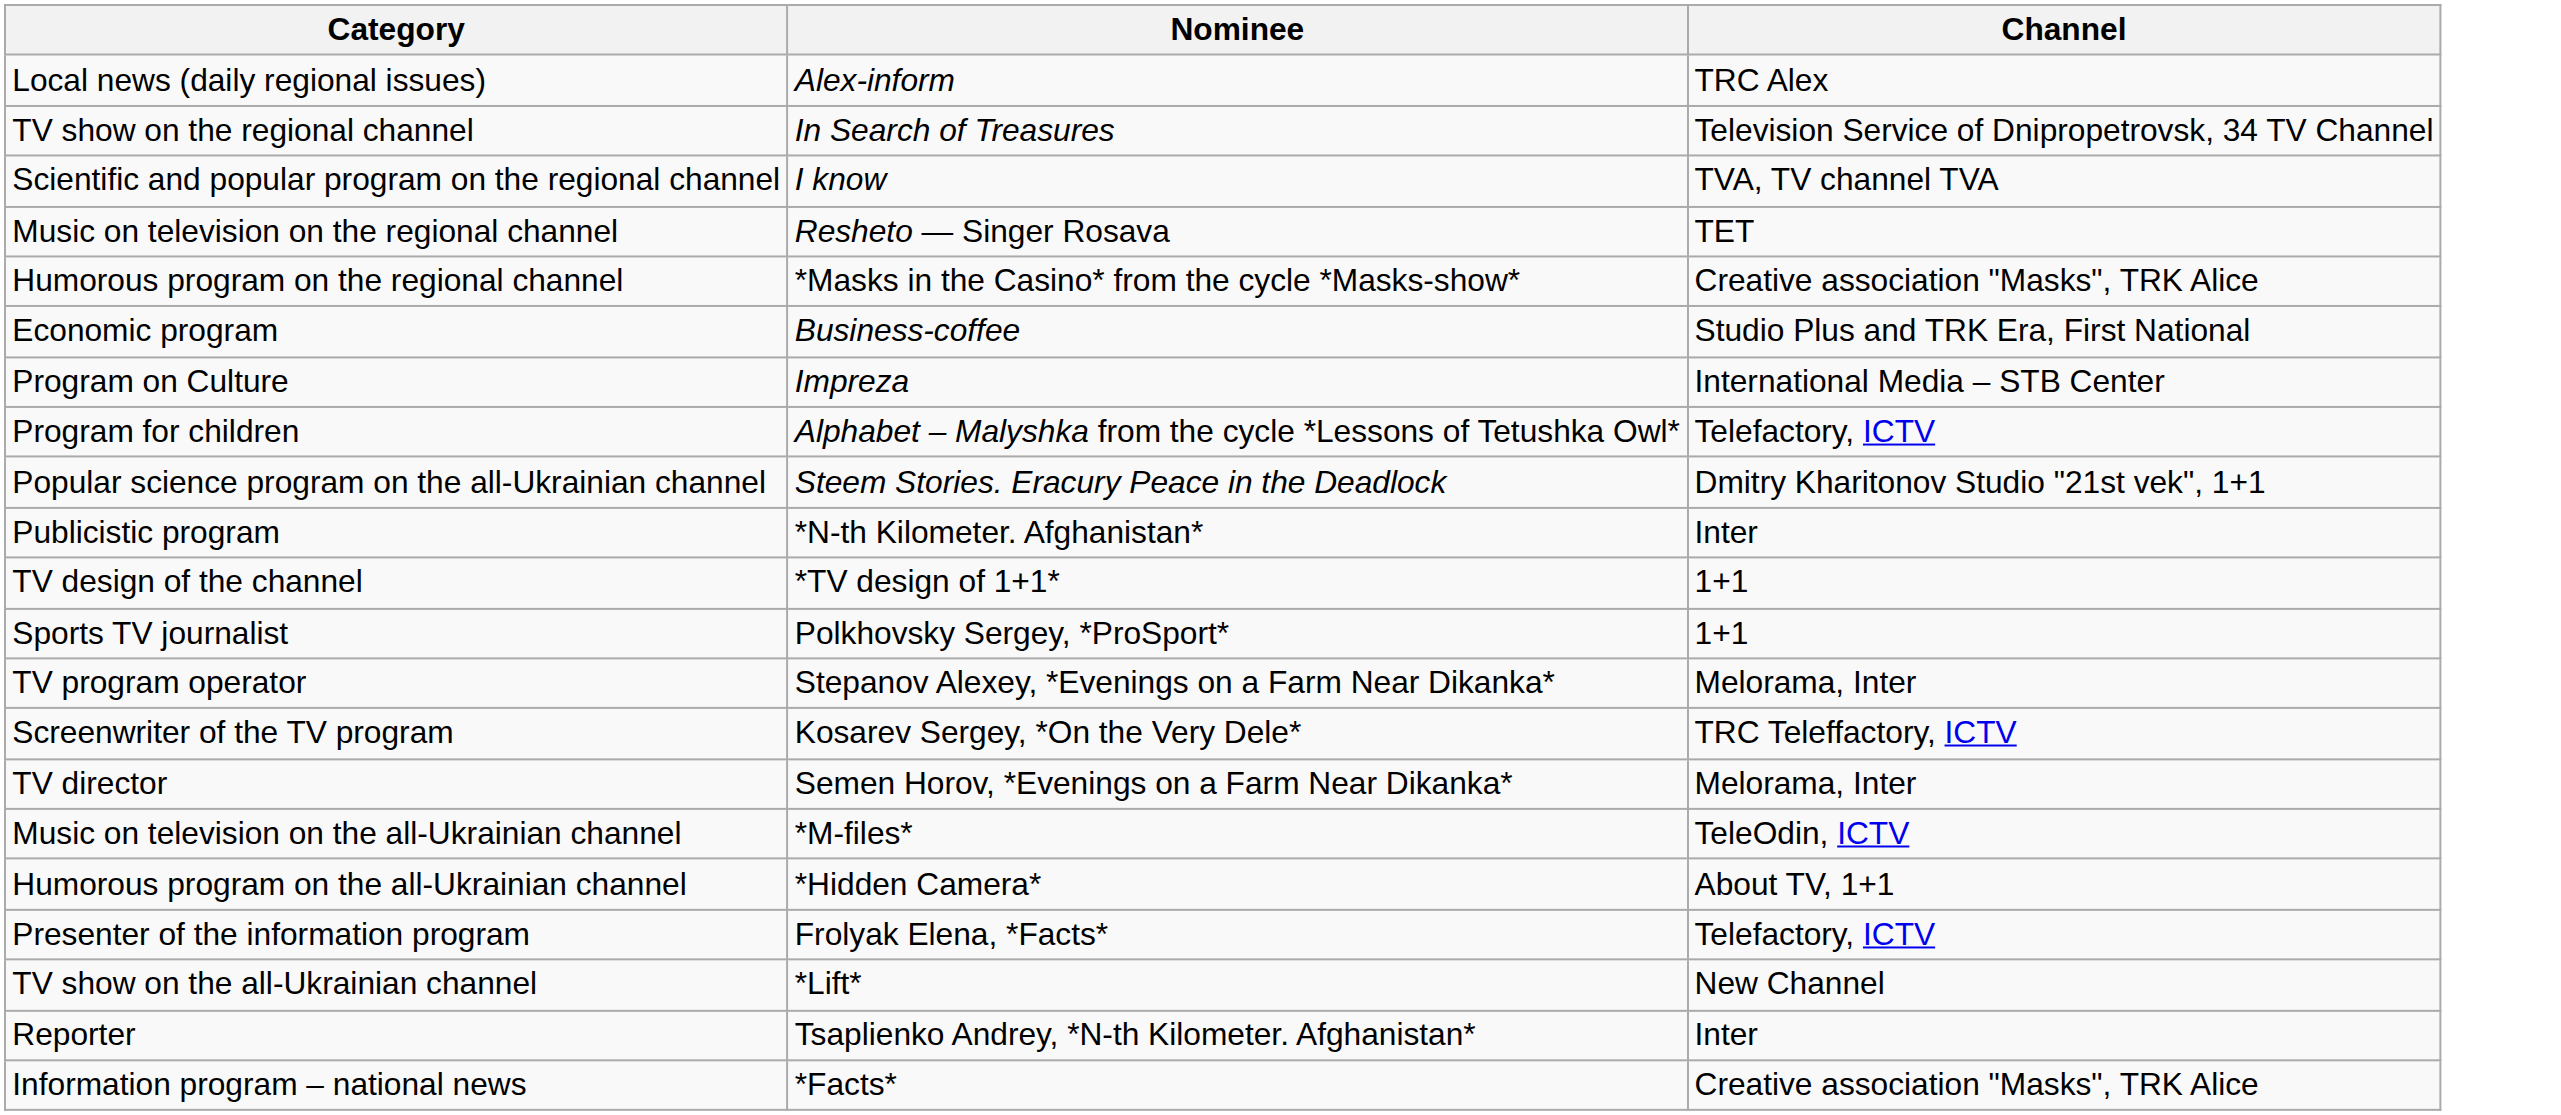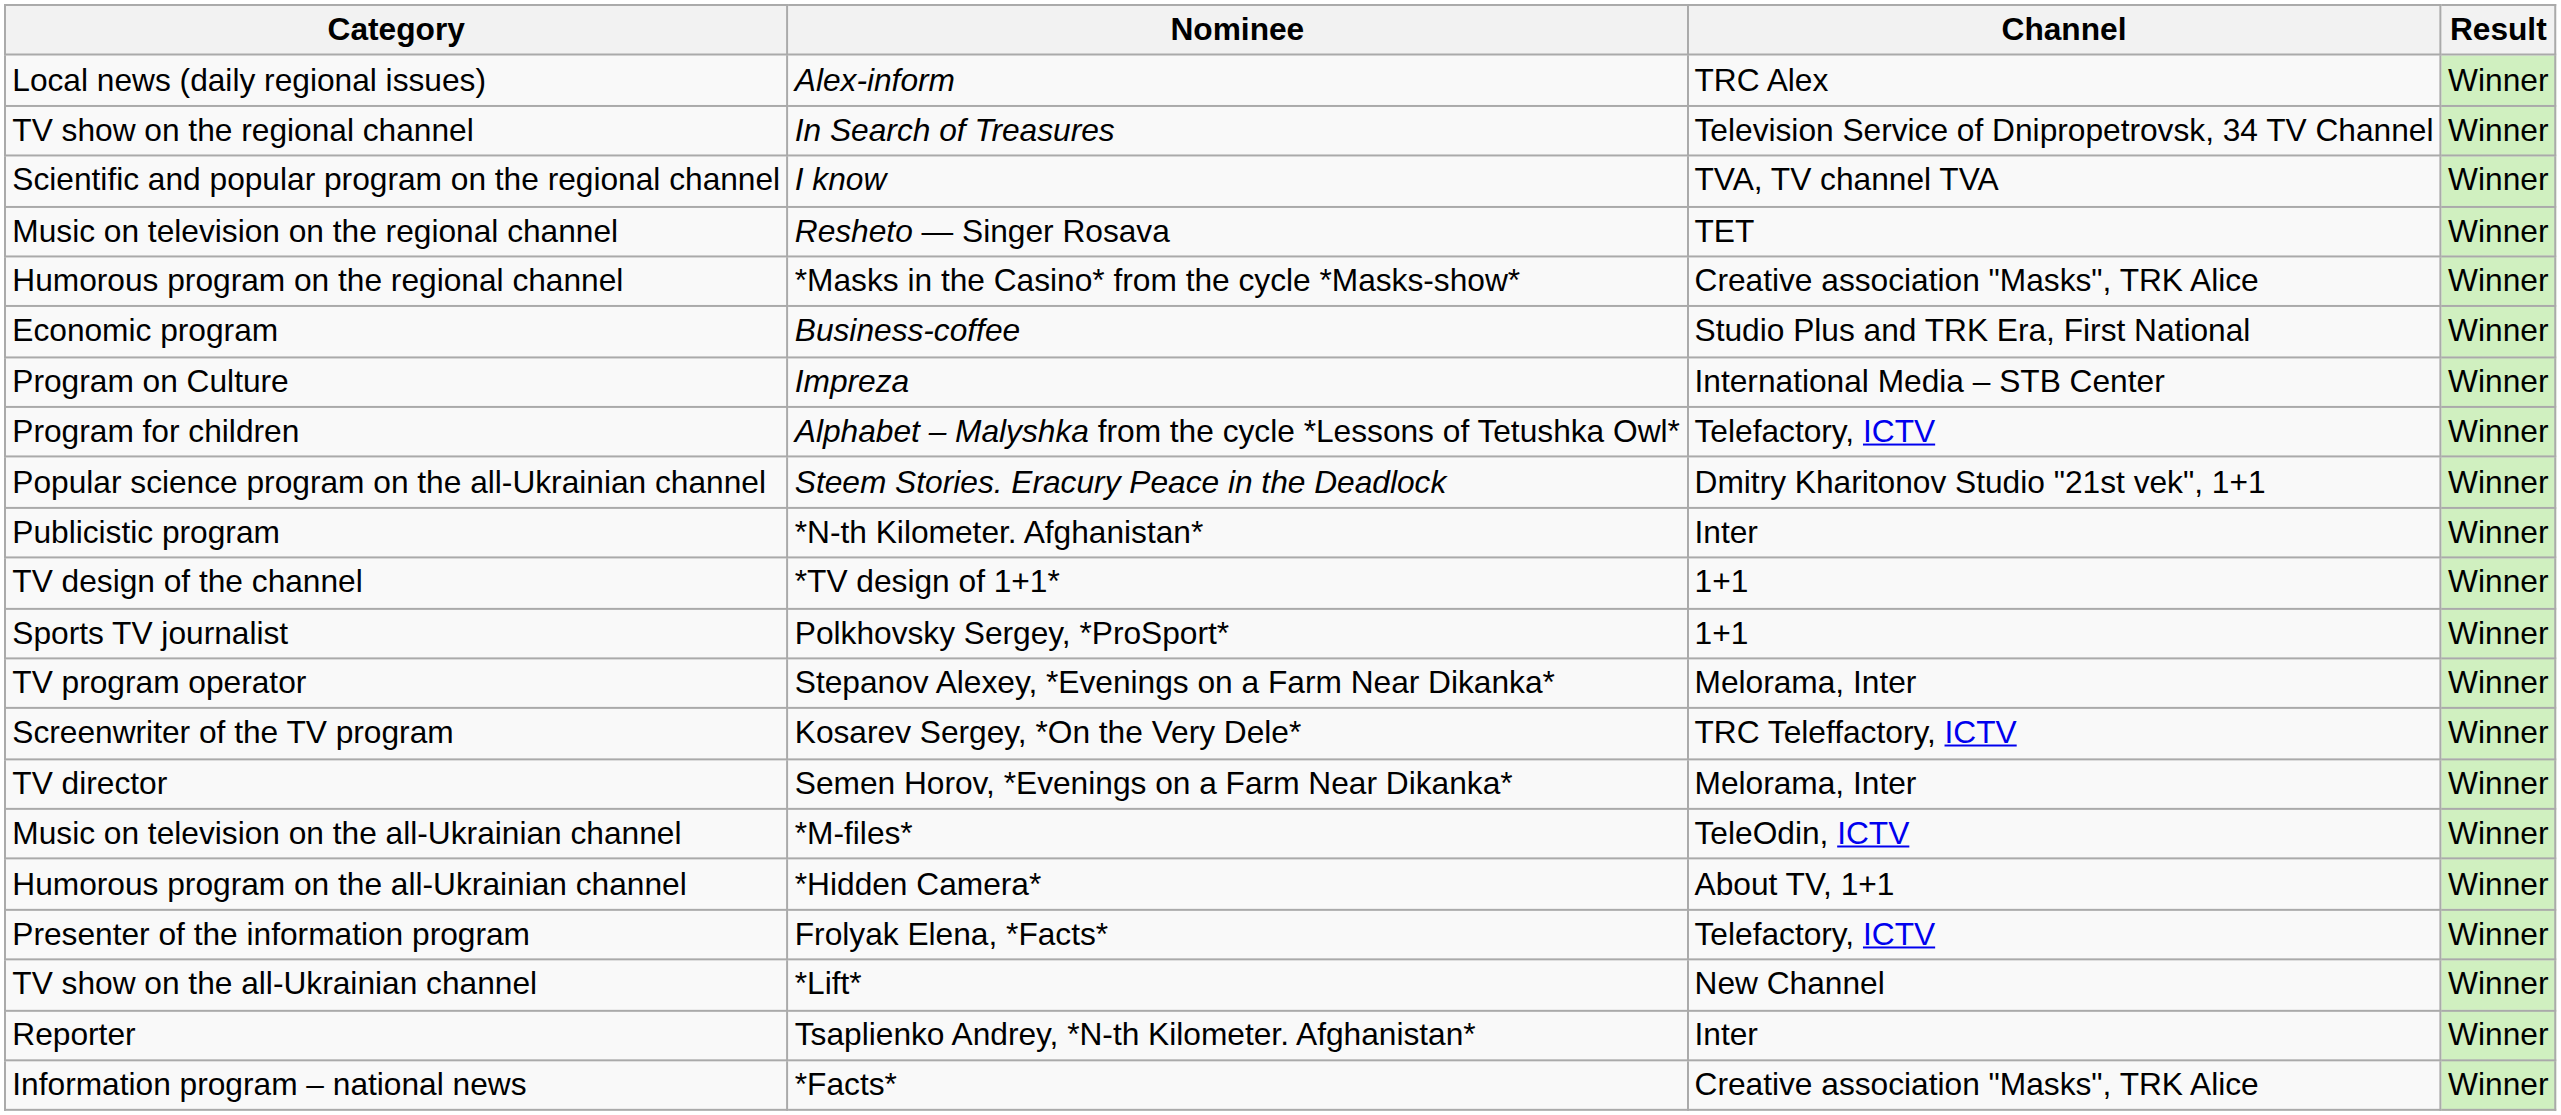+ column: (2498, 29)
